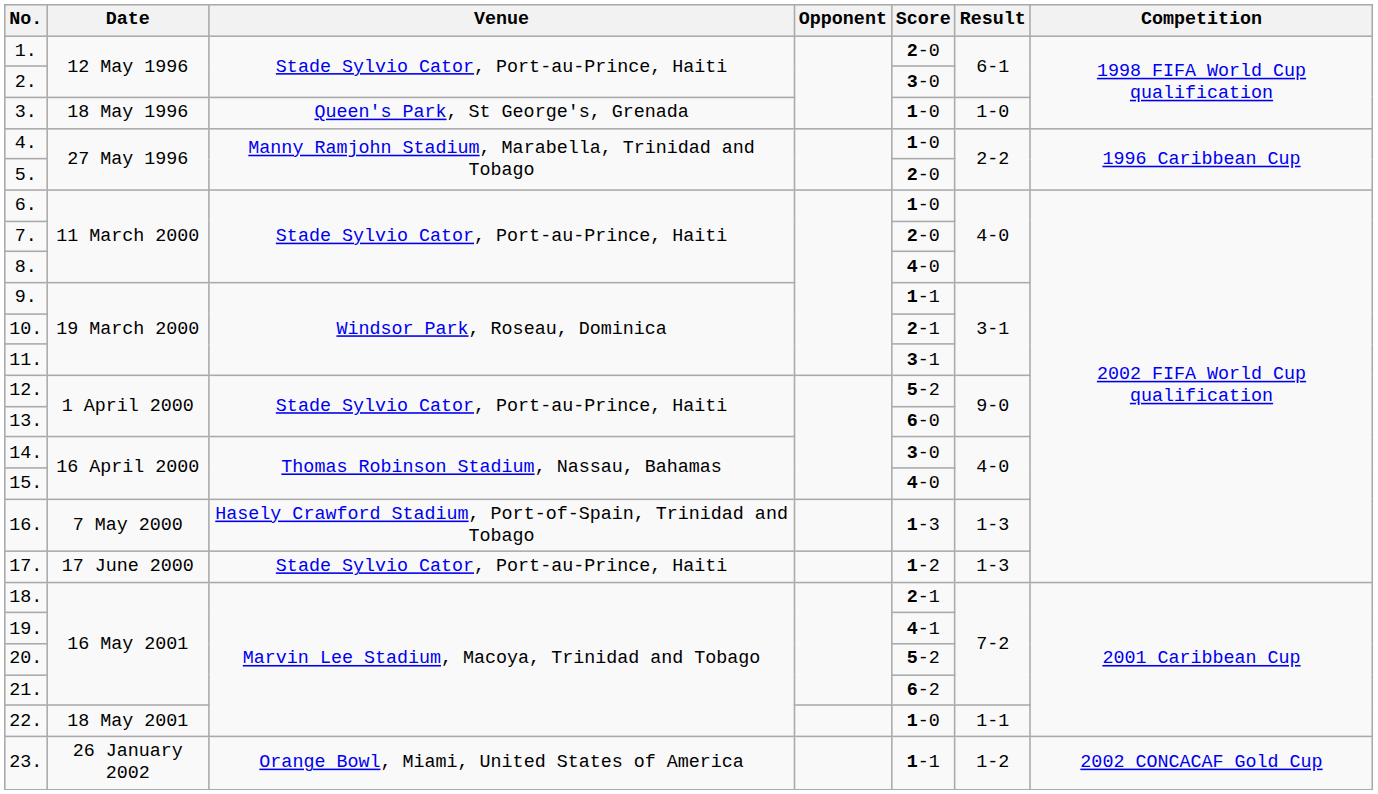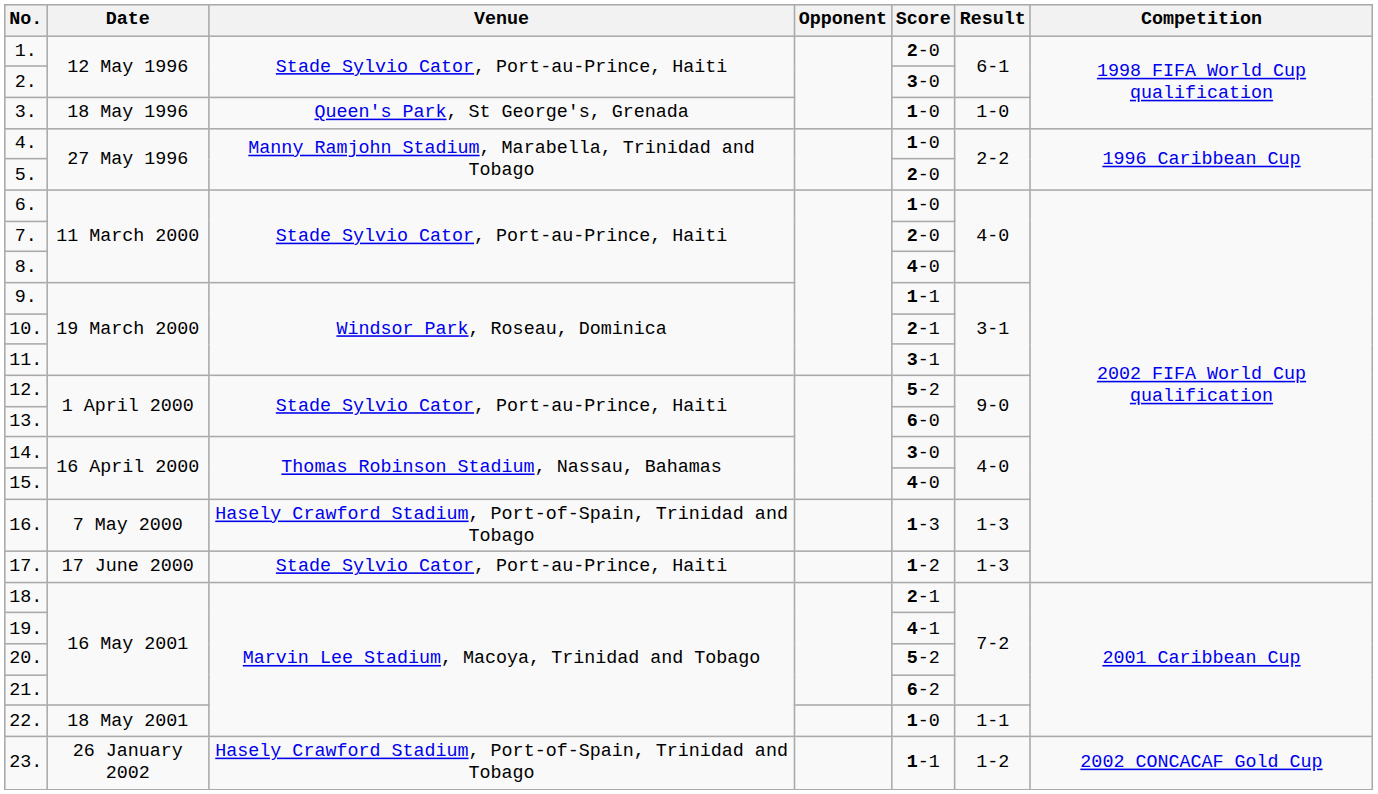(502, 763) Orange Bowl, Miami, United States of America -> (502, 763) Hasely Crawford Stadium, Port-of-Spain, Trinidad and Tobago
